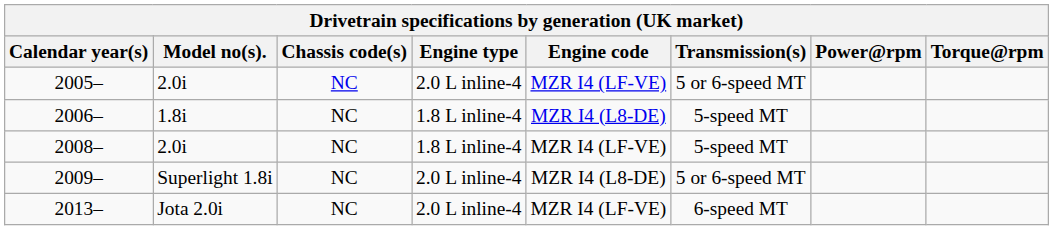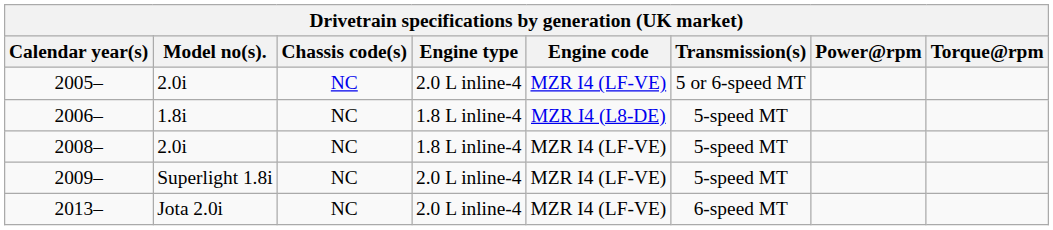(598, 177) MZR I4 (L8-DE) -> (598, 177) MZR I4 (LF-VE)
(741, 177) 5 or 6-speed MT -> (741, 177) 5-speed MT
